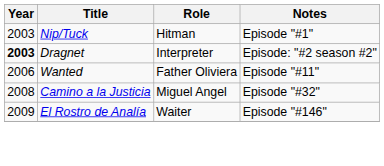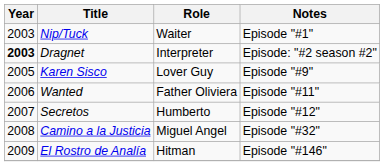(176, 33) Hitman -> (174, 33) Waiter
+ row: (74, 72)
+ row: (65, 111)
(174, 111) Waiter -> (176, 151) Hitman
